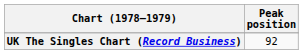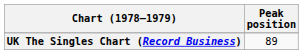(271, 41) 92 -> (271, 41) 89
